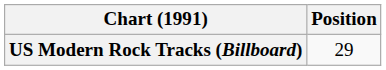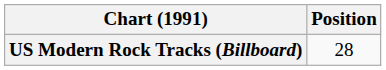(344, 49) 29 -> (344, 49) 28
